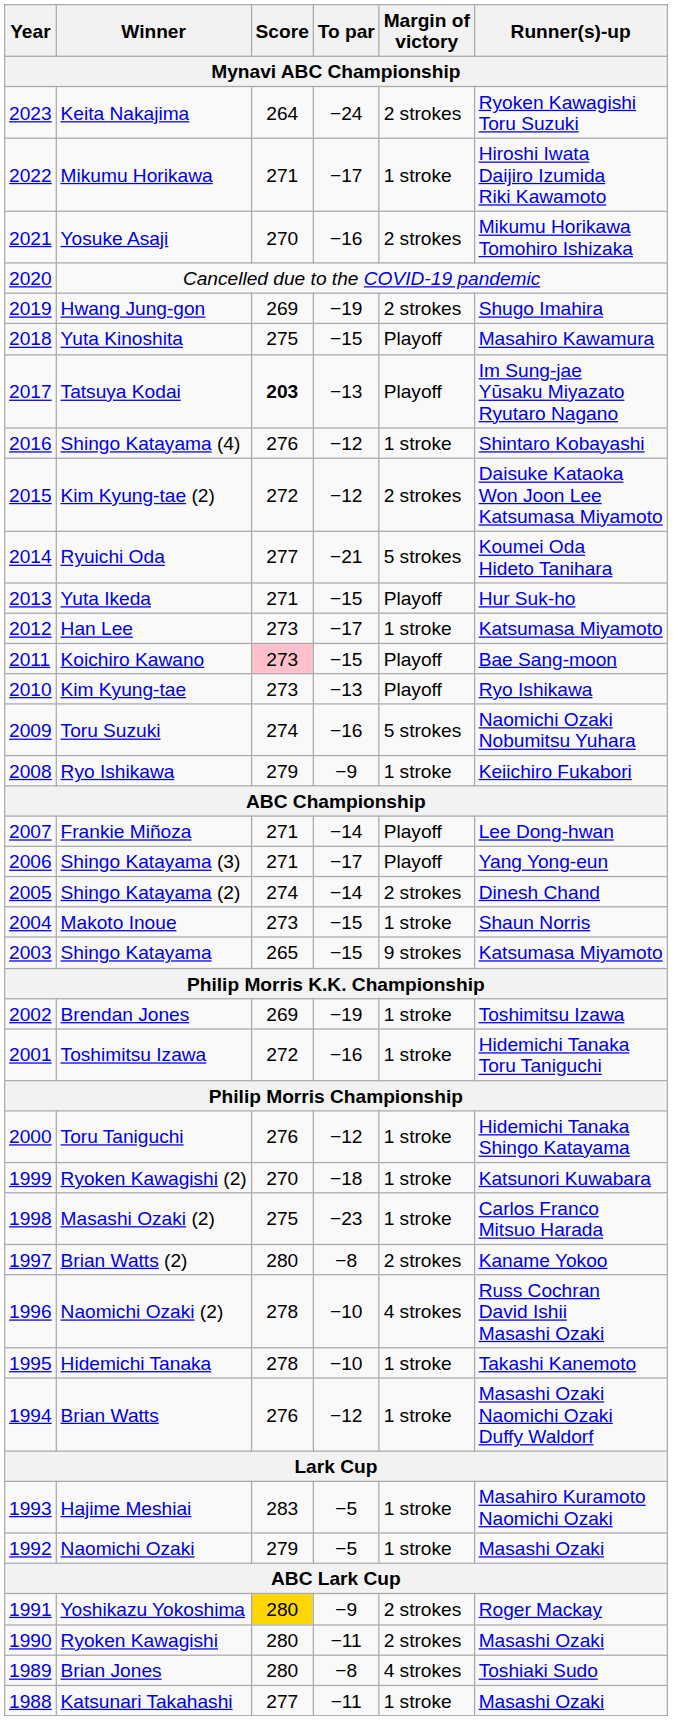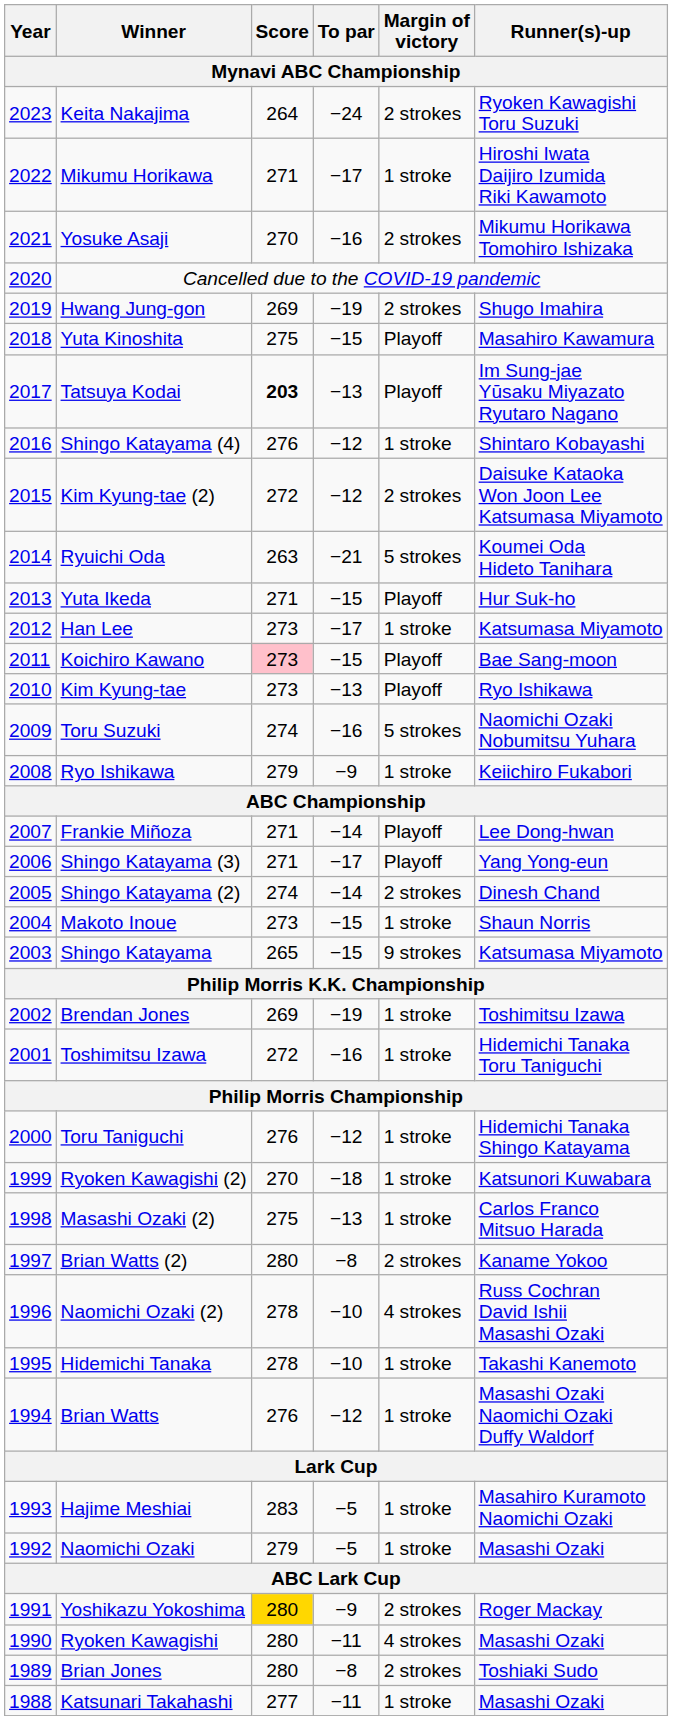(282, 557) 277 -> (282, 557) 263
(346, 1219) −23 -> (346, 1219) −13
(422, 1640) 2 strokes -> (422, 1640) 4 strokes
(422, 1670) 4 strokes -> (422, 1670) 2 strokes
